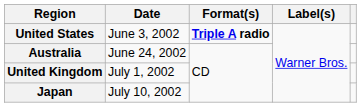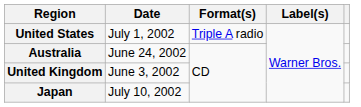(144, 33) June 3, 2002 -> (141, 33) July 1, 2002
(231, 33) bold -> (228, 33) normal
(141, 72) July 1, 2002 -> (144, 72) June 3, 2002
